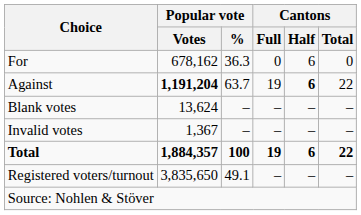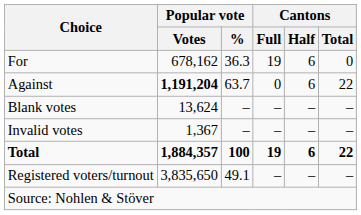(278, 61) 0 -> (274, 61) 19
(274, 84) 19 -> (278, 84) 0
(311, 84) bold -> (311, 84) normal
